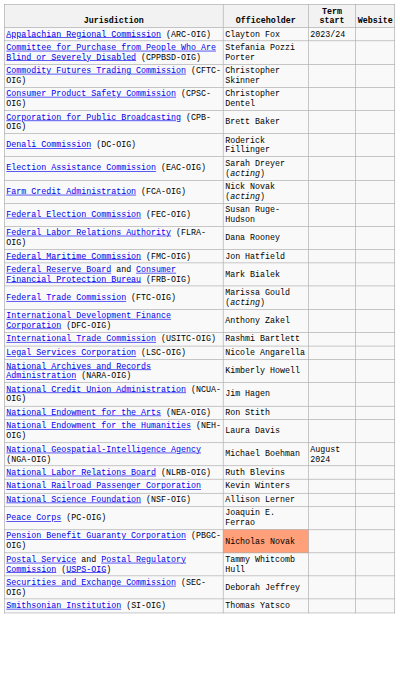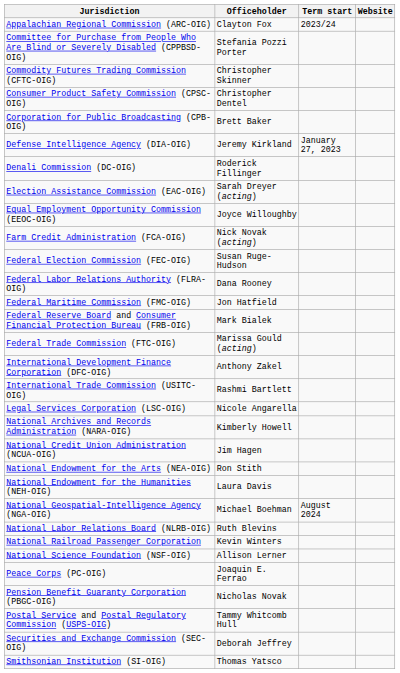+ row: (99, 145)
+ row: (104, 215)
(260, 541) lightsalmon background -> (252, 597) no background
